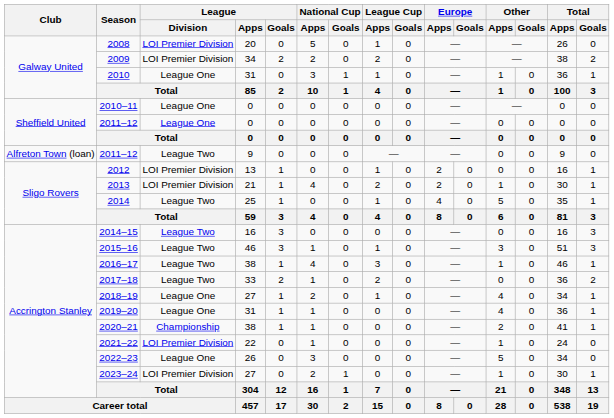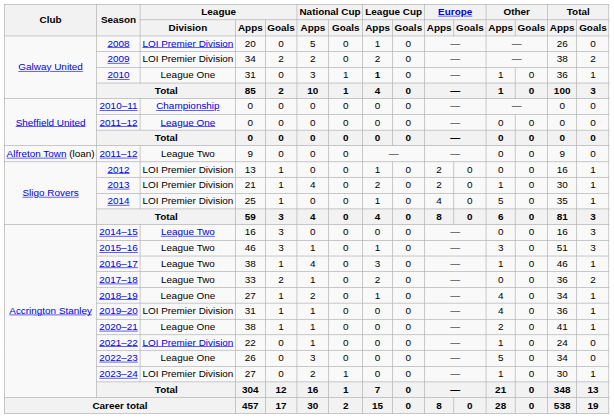(378, 75) normal -> (378, 75) bold
(188, 106) League One -> (188, 106) Championship
(188, 201) League Two -> (188, 201) LOI Premier Division
(188, 311) League One -> (188, 311) LOI Premier Division
(188, 327) Championship -> (188, 327) League One
